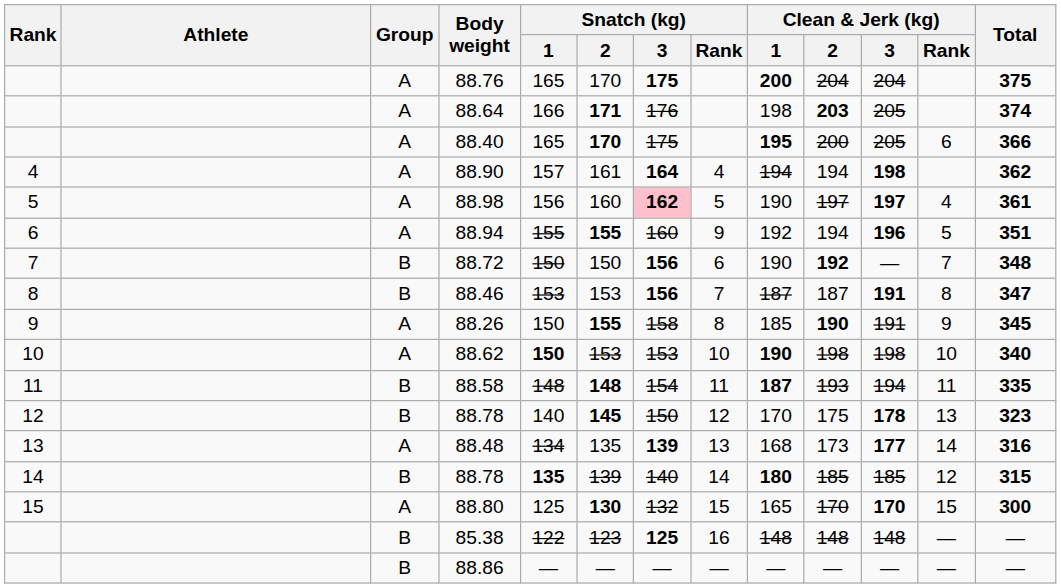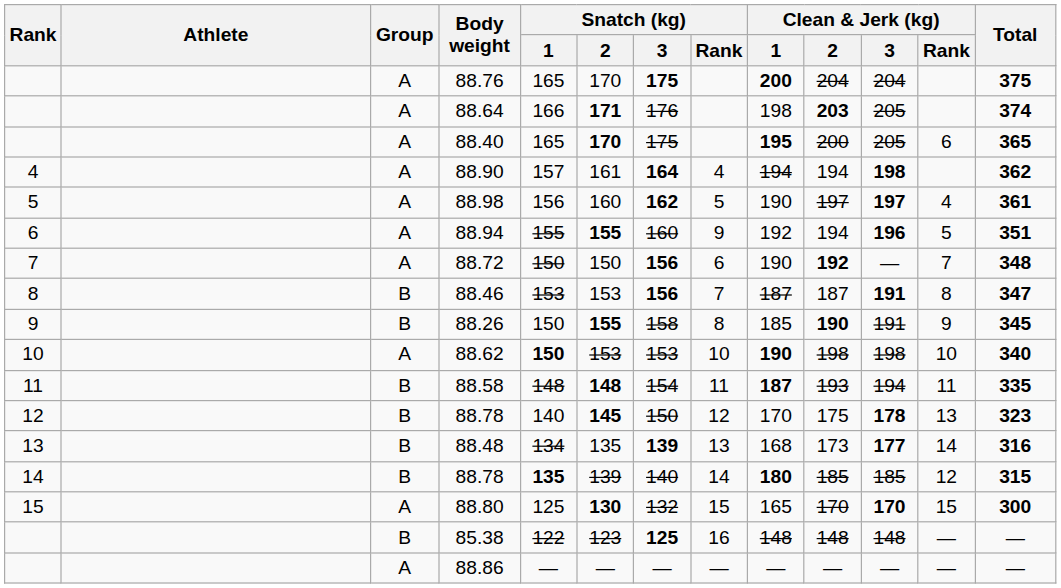(1015, 141) 366 -> (1015, 141) 365
(662, 202) pink background -> (662, 202) no background
(405, 263) B -> (405, 263) A
(405, 324) A -> (405, 324) B
(405, 446) A -> (405, 446) B
(405, 567) B -> (405, 567) A
